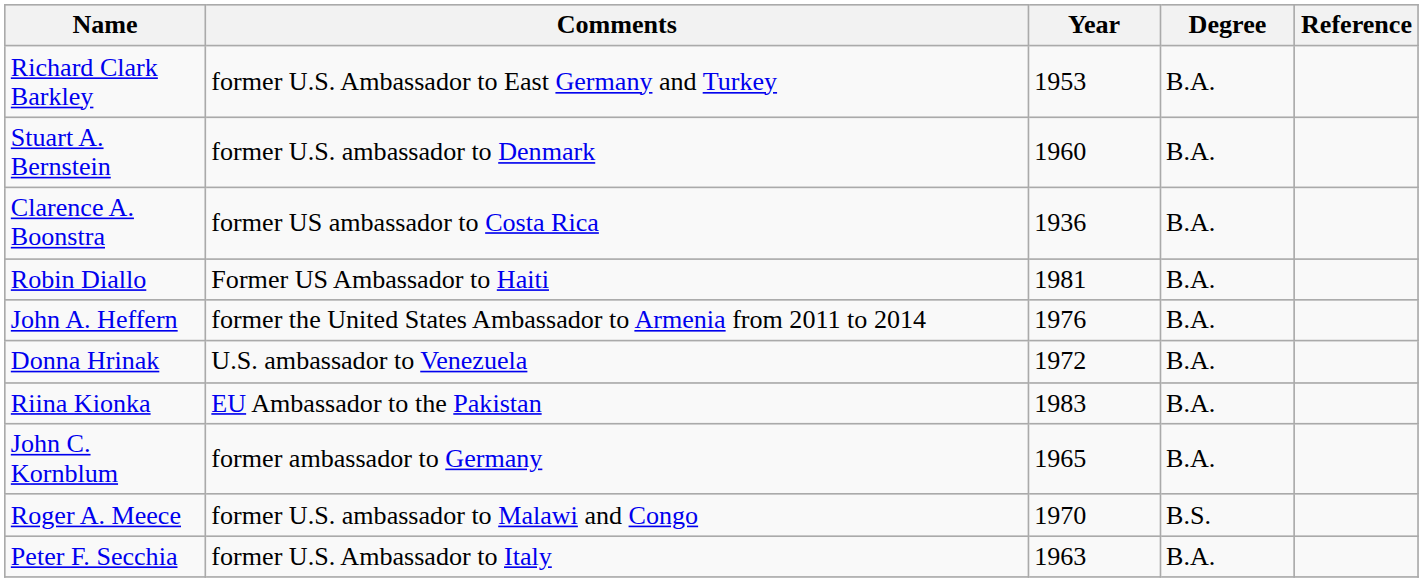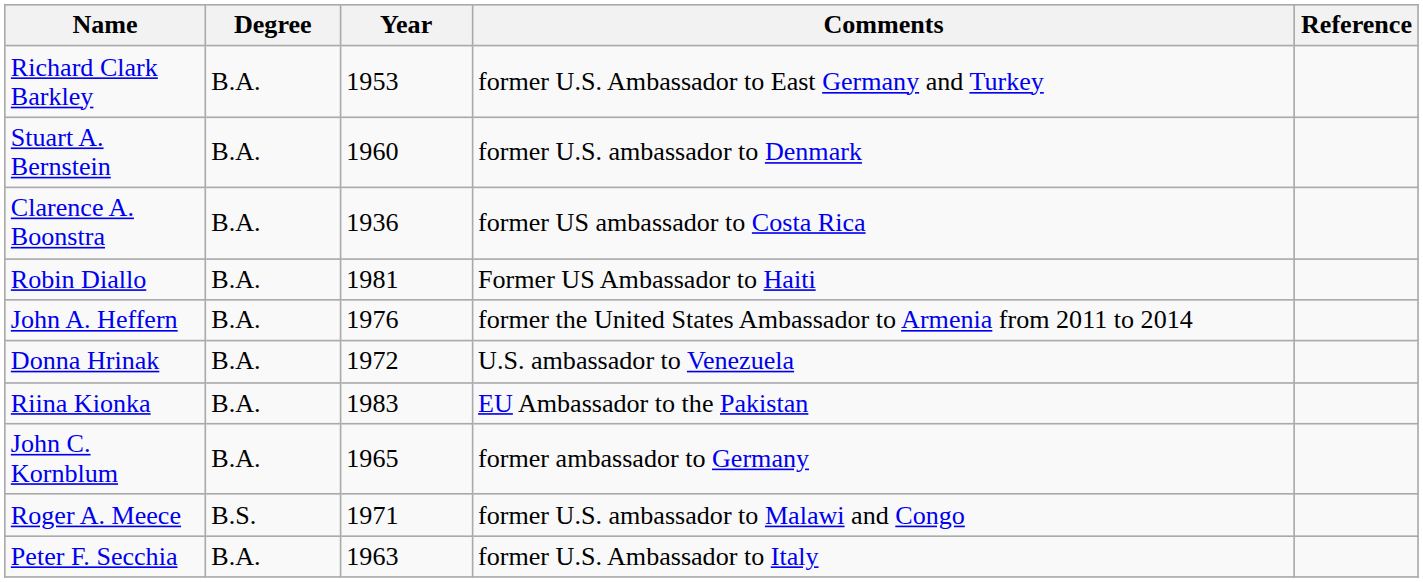columns swapped: (1227, 25) <-> (617, 25)
(1060, 514) 1970 -> (372, 514) 1971
